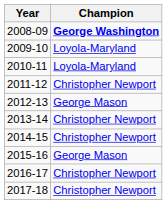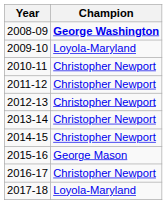(95, 66) Loyola-Maryland -> (105, 66) Christopher Newport
(90, 102) George Mason -> (105, 102) Christopher Newport
(105, 191) Christopher Newport -> (95, 191) Loyola-Maryland
